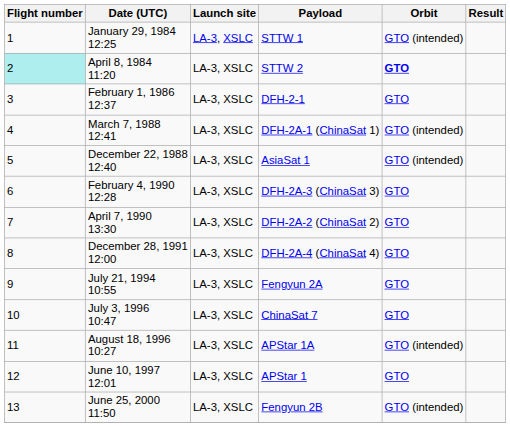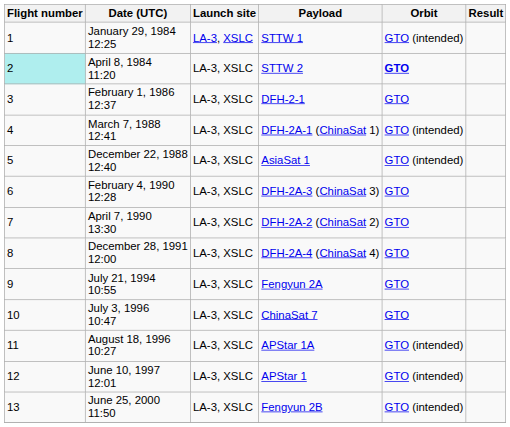(397, 376) GTO -> (424, 376) GTO (intended)
